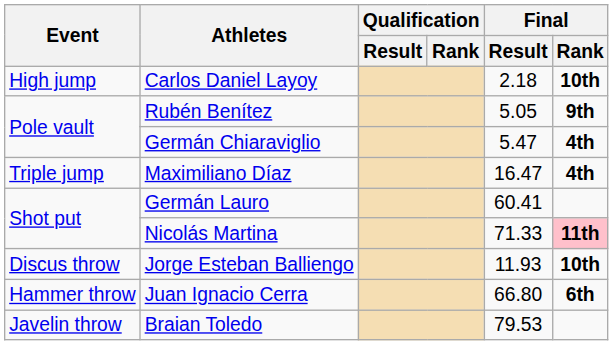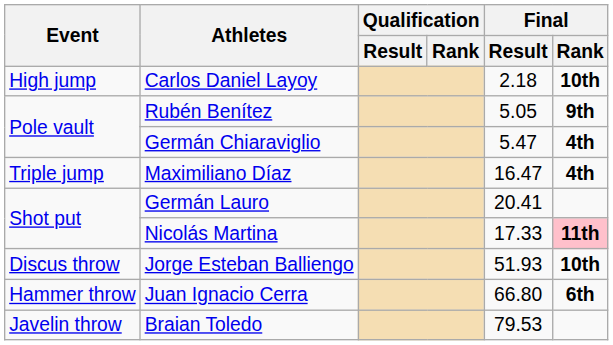(518, 203) 60.41 -> (518, 203) 20.41
(518, 234) 71.33 -> (518, 234) 17.33
(518, 264) 11.93 -> (518, 264) 51.93
